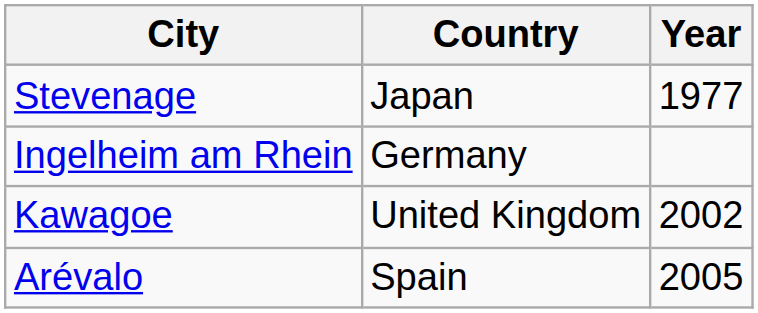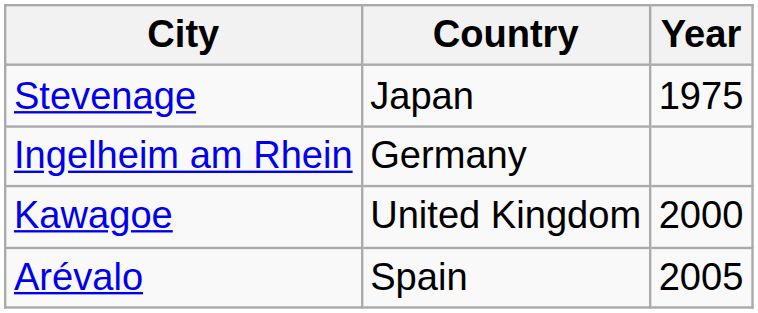(701, 95) 1977 -> (701, 95) 1975
(701, 215) 2002 -> (701, 215) 2000
